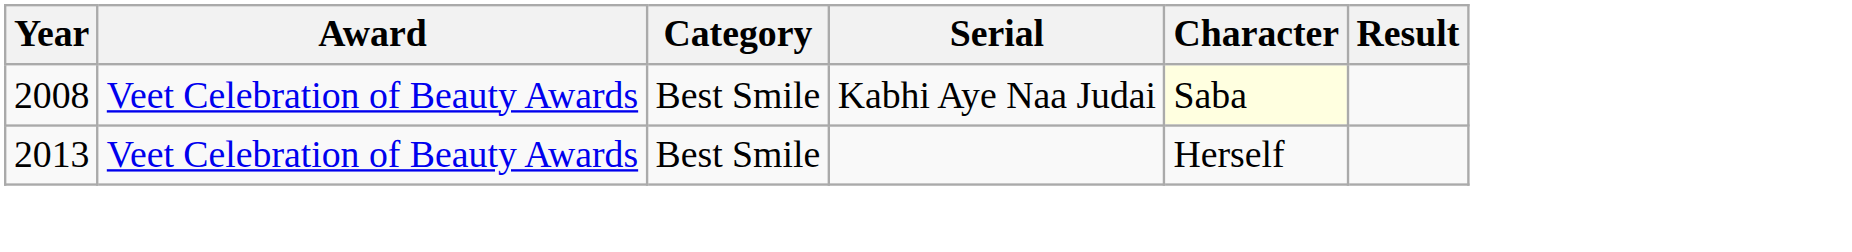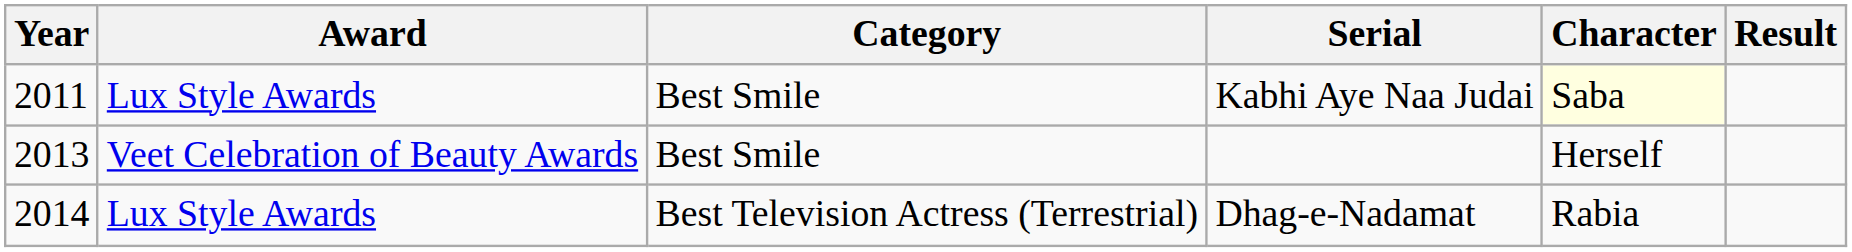(52, 94) 2008 -> (51, 94) 2011
(372, 94) Veet Celebration of Beauty Awards -> (241, 94) Lux Style Awards
+ row: (1345, 214)
